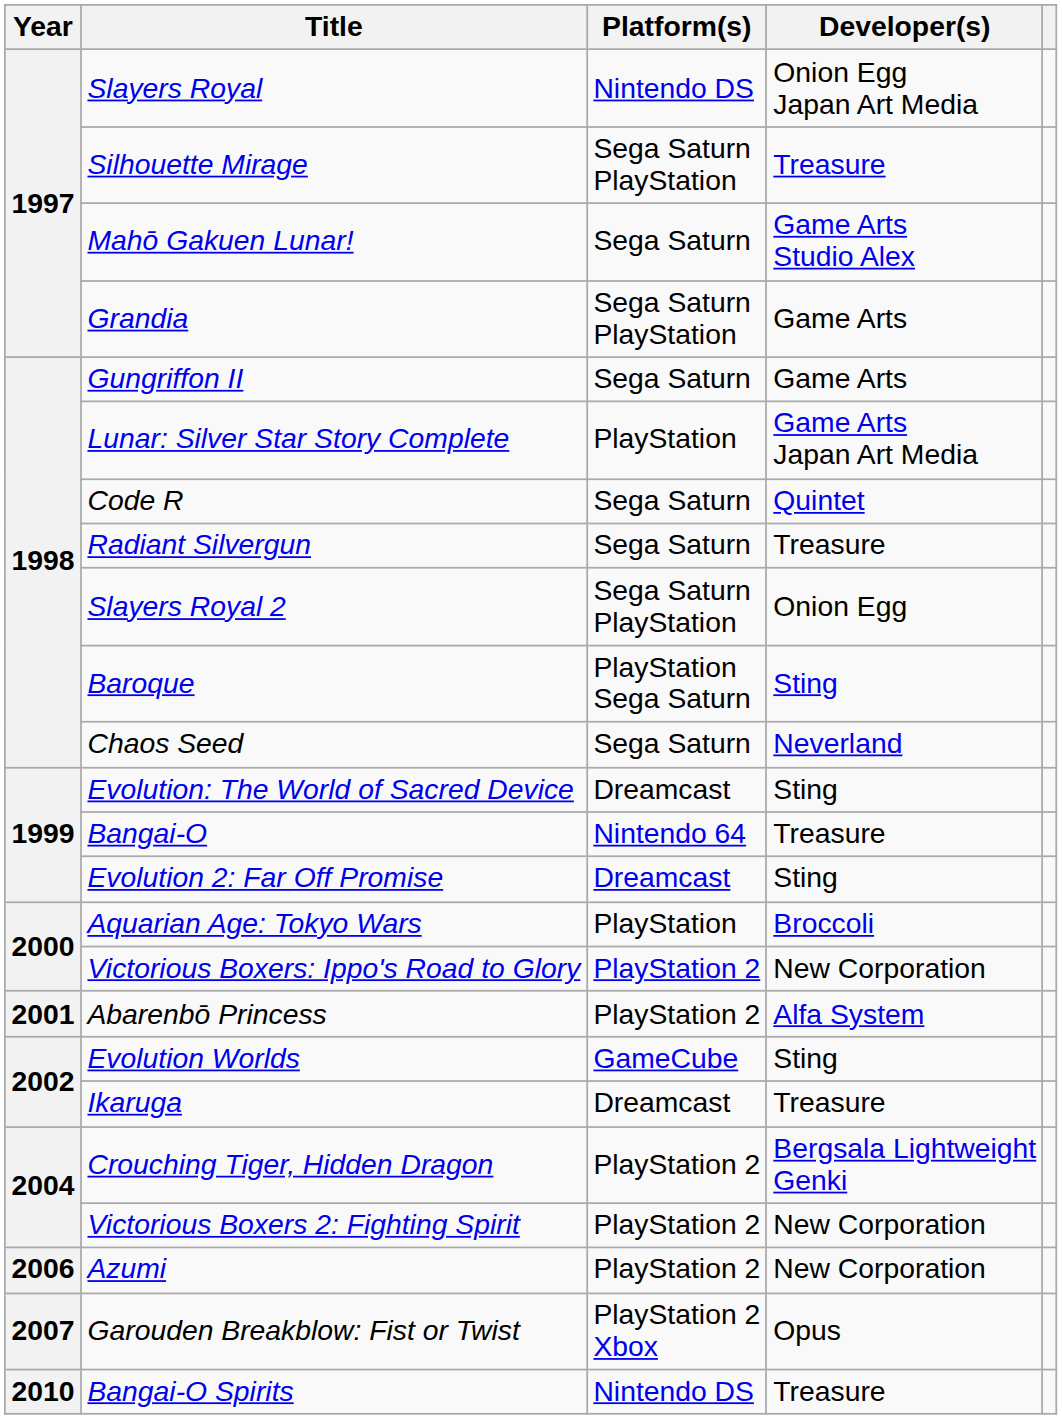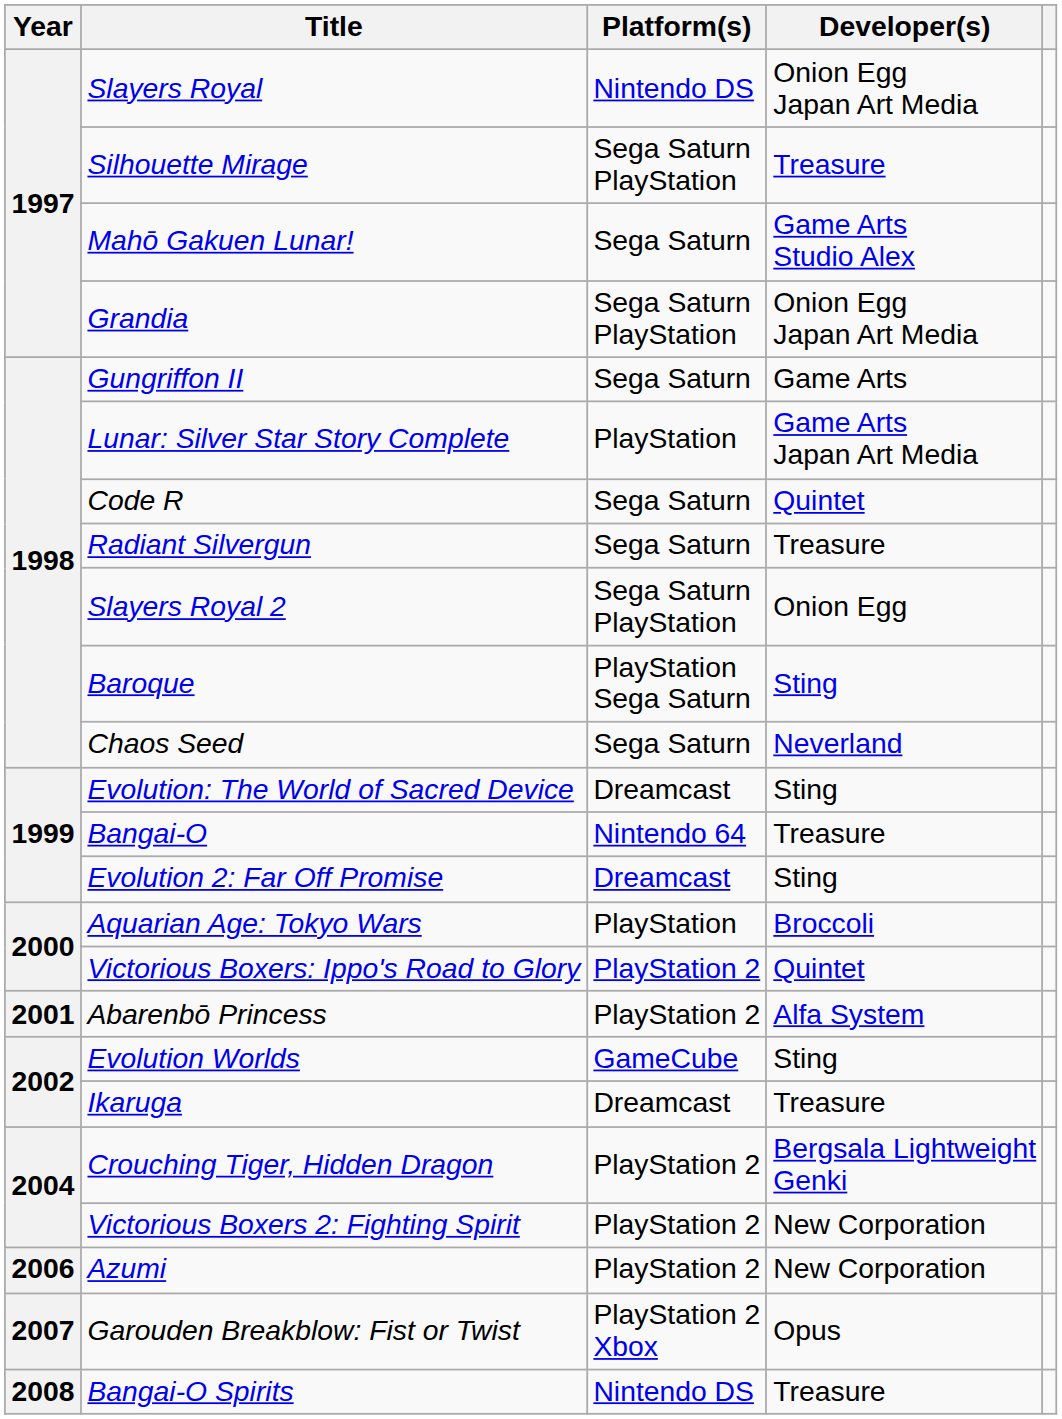(840, 318) Game Arts -> (876, 318) Onion Egg Japan Art Media
(880, 968) New Corporation -> (819, 968) Quintet
(43, 1391) 2010 -> (43, 1391) 2008
